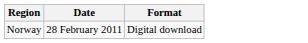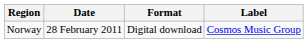+ column: (254, 13)
